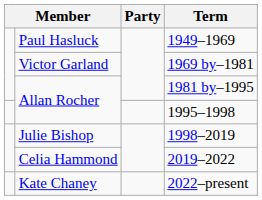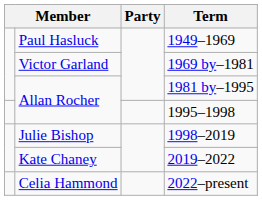(68, 159) Celia Hammond -> (58, 159) Kate Chaney
(58, 183) Kate Chaney -> (68, 183) Celia Hammond
